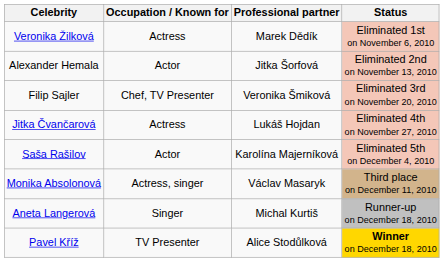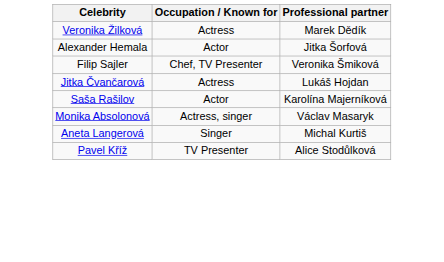- column: (391, 13)
